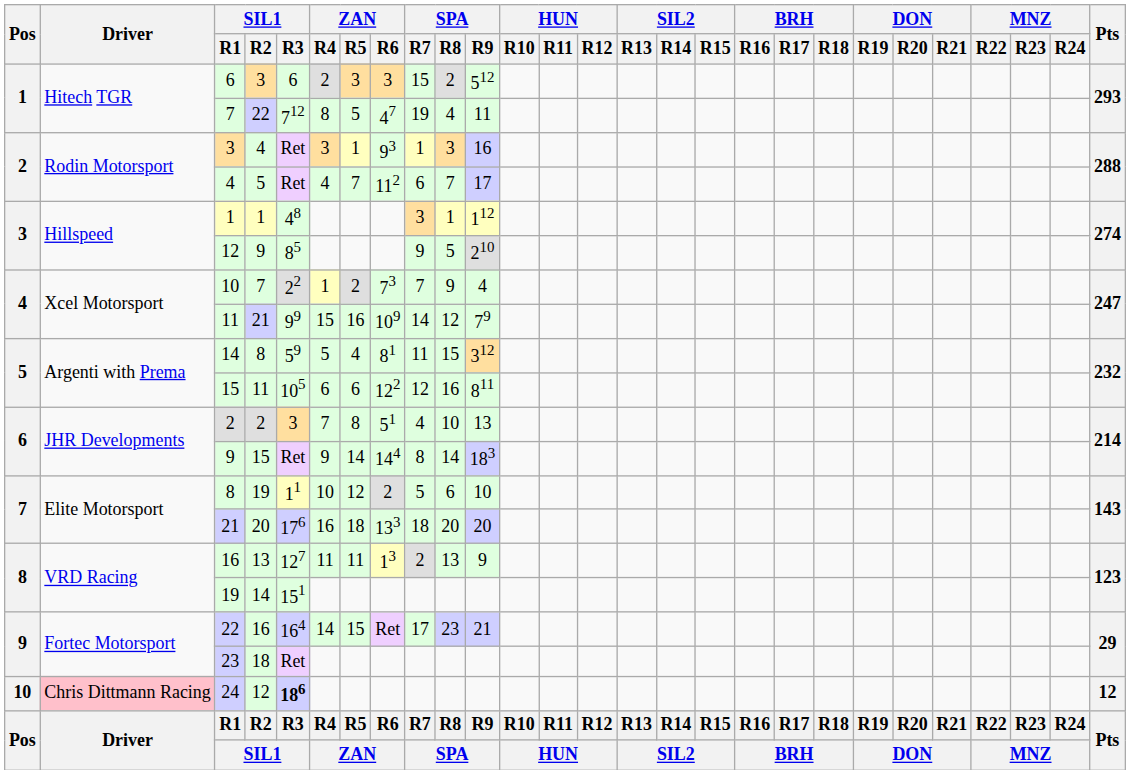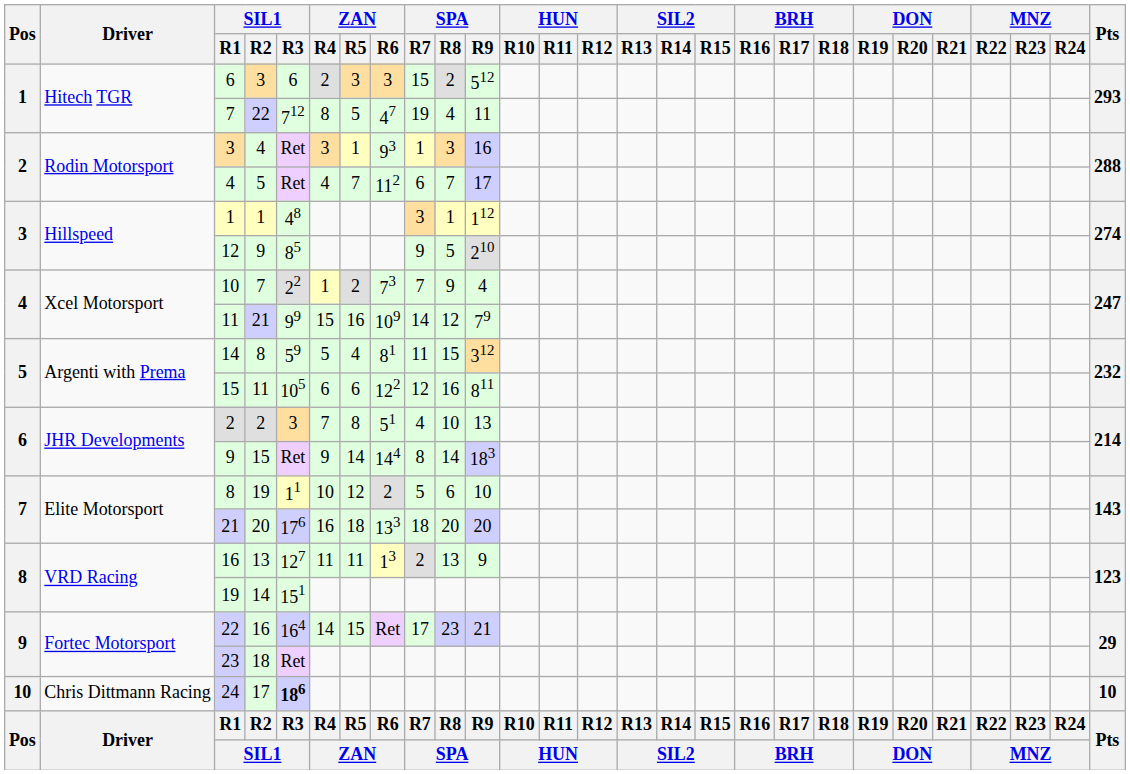(128, 692) pink background -> (128, 692) no background
(261, 692) 12 -> (261, 692) 17
(1107, 692) 12 -> (1107, 692) 10
